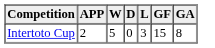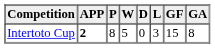+ column: (113, 14)
(83, 33) normal -> (83, 33) bold
